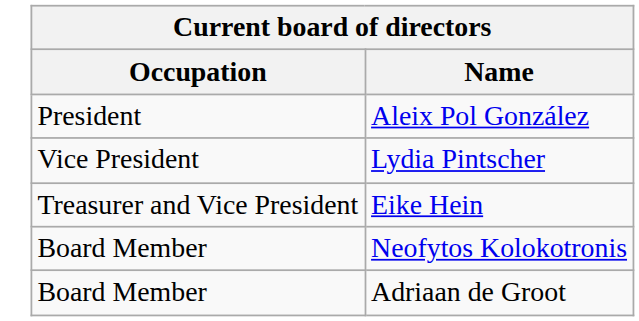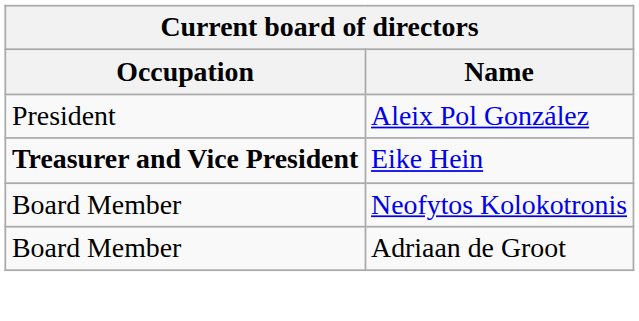- row: (458, 159)
(198, 204) normal -> (185, 159) bold
